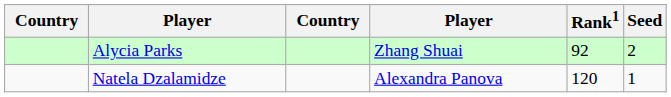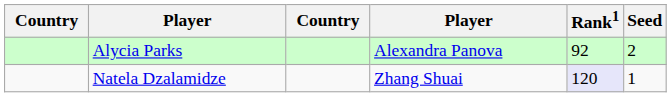(418, 50) Zhang Shuai -> (438, 50) Alexandra Panova
(438, 78) Alexandra Panova -> (418, 78) Zhang Shuai
(584, 78) no background -> (584, 78) lavender background
